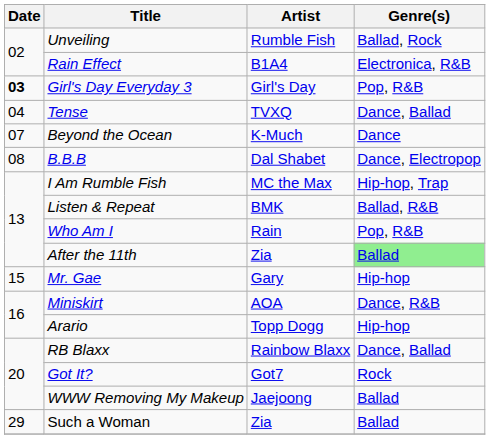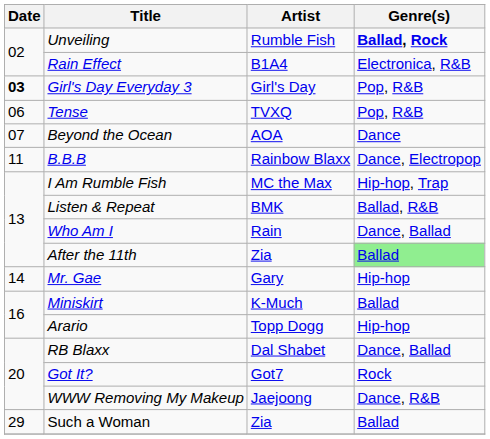(399, 40) normal -> (402, 40) bold
(16, 111) 04 -> (16, 111) 06
(404, 111) Dance, Ballad -> (390, 111) Pop, R&B
(277, 135) K-Much -> (267, 135) AOA
(16, 159) 08 -> (16, 159) 11
(288, 159) Dal Shabet -> (301, 159) Rainbow Blaxx
(390, 231) Pop, R&B -> (404, 231) Dance, Ballad
(16, 278) 15 -> (16, 278) 14
(267, 302) AOA -> (277, 302) K-Much
(399, 302) Dance, R&B -> (378, 302) Ballad
(301, 350) Rainbow Blaxx -> (288, 350) Dal Shabet
(378, 398) Ballad -> (399, 398) Dance, R&B
